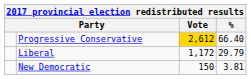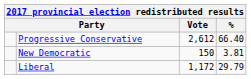(201, 39) gold background -> (201, 39) no background
rows swapped: (36, 53) <-> (54, 67)
